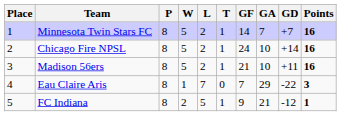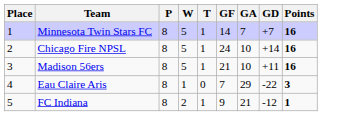- column: (207, 13)
